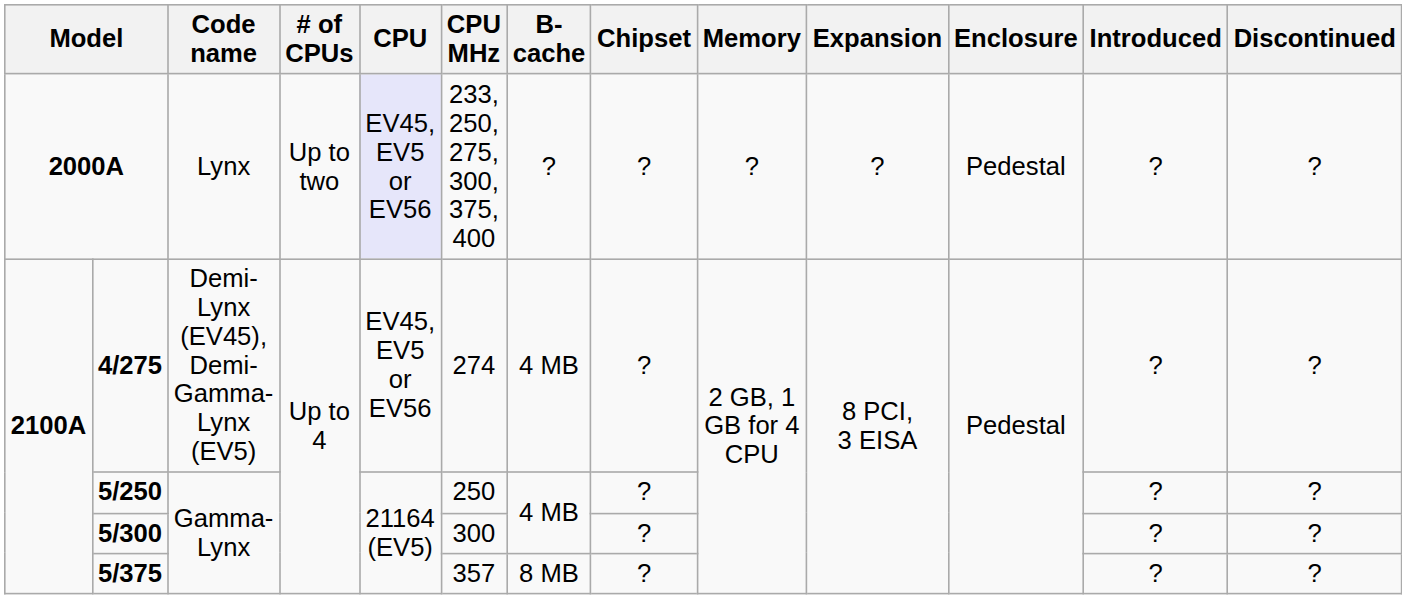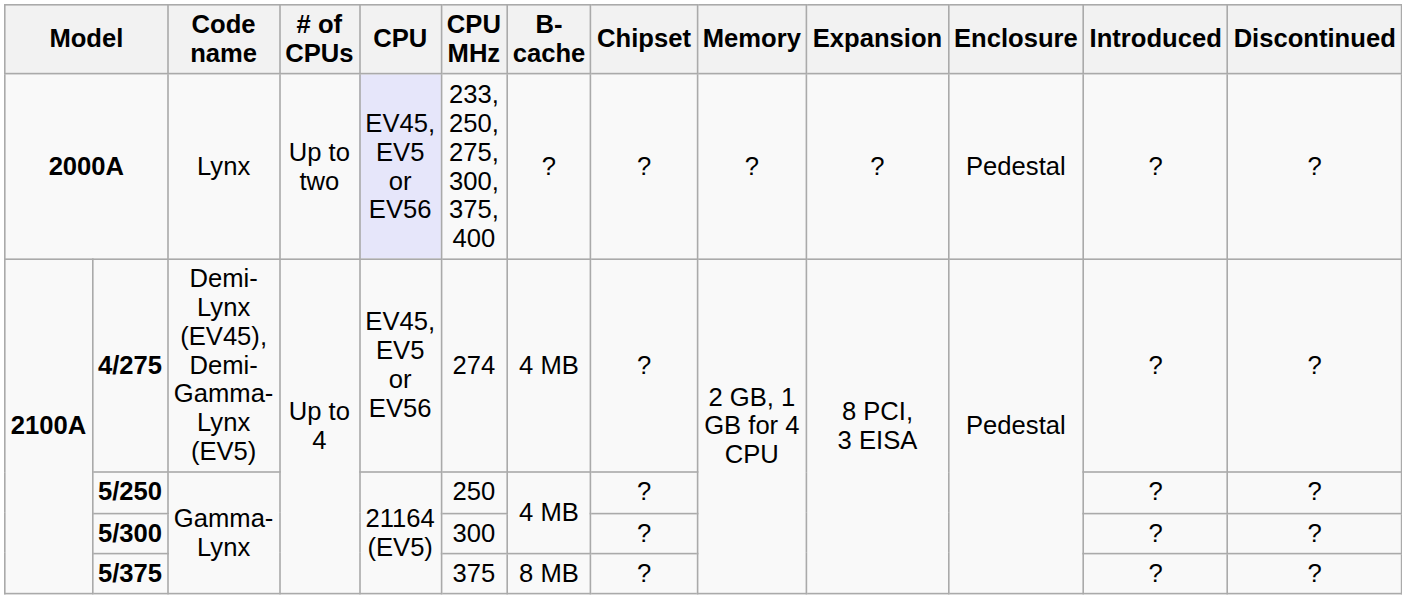(474, 573) 357 -> (474, 573) 375
